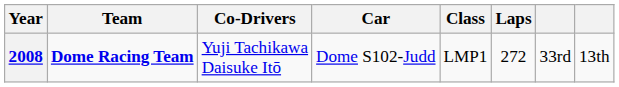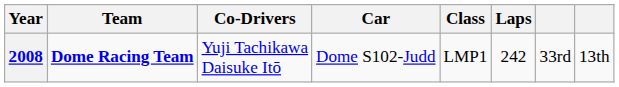(513, 57) 272 -> (513, 57) 242
